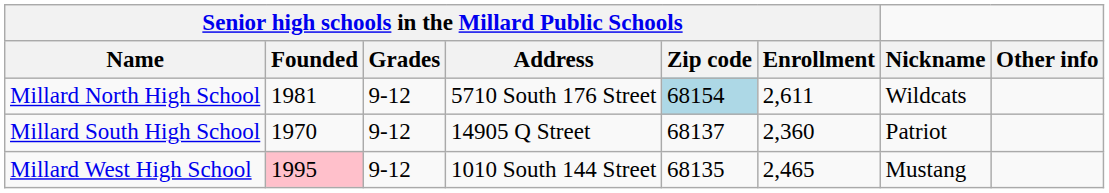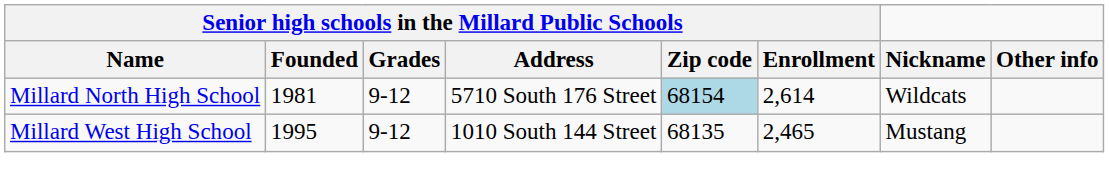(788, 95) 2,611 -> (789, 95) 2,614
- row: (135, 132)
(294, 168) pink background -> (294, 132) no background
